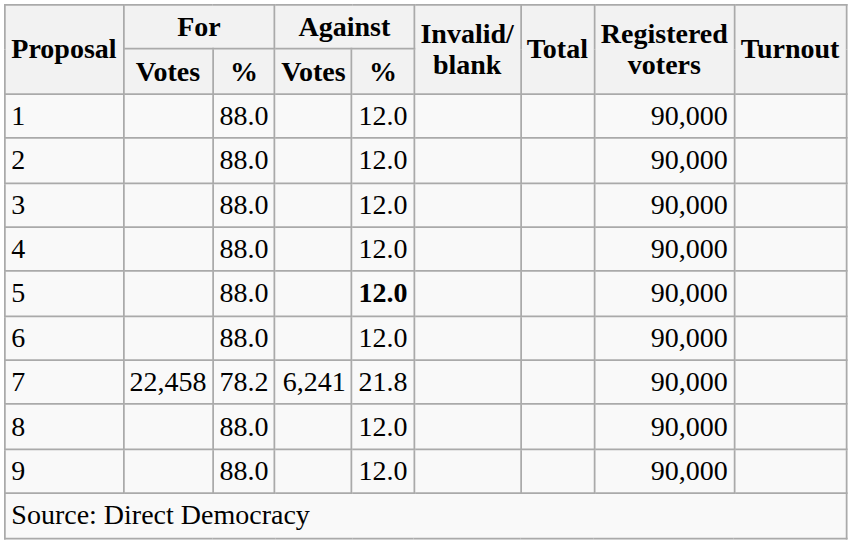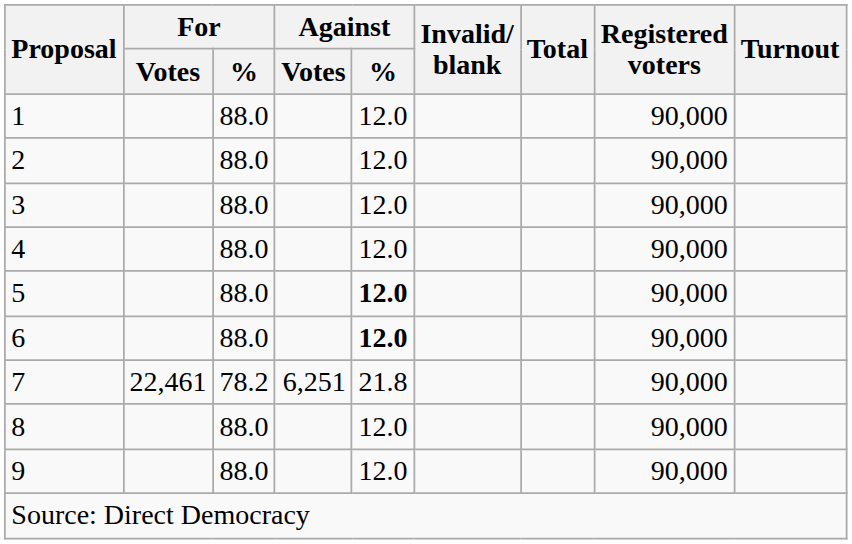(383, 337) normal -> (383, 337) bold
(168, 381) 22,458 -> (168, 381) 22,461
(314, 381) 6,241 -> (314, 381) 6,251
